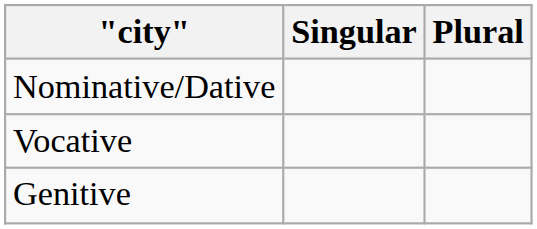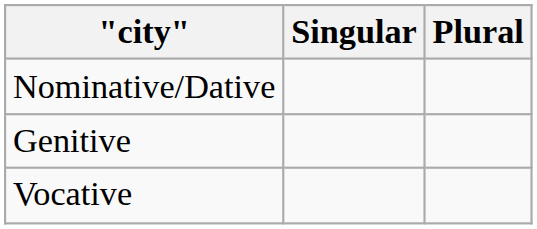rows swapped: (73, 140) <-> (72, 194)
